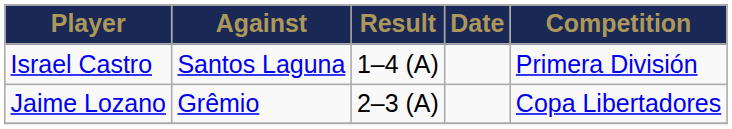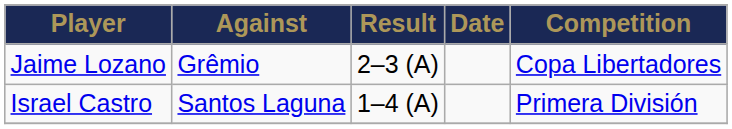rows swapped: (88, 103) <-> (81, 63)
